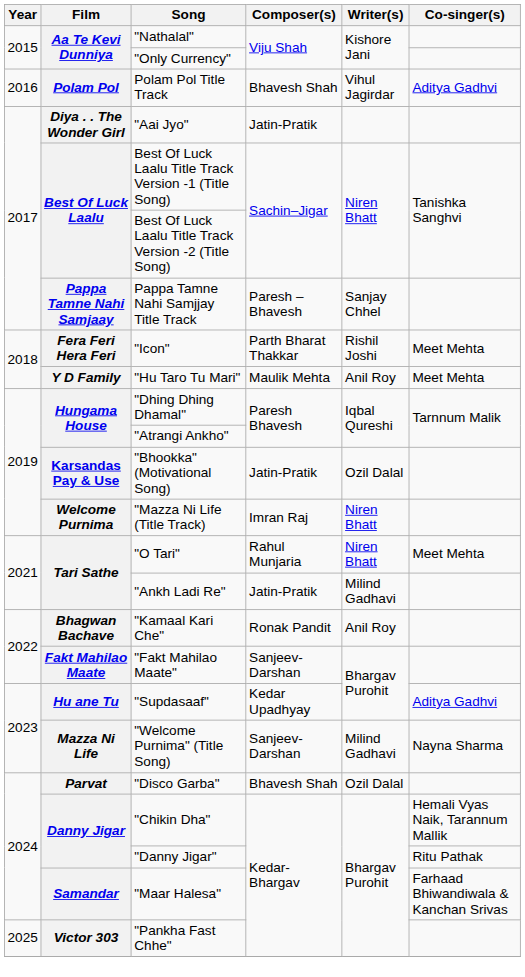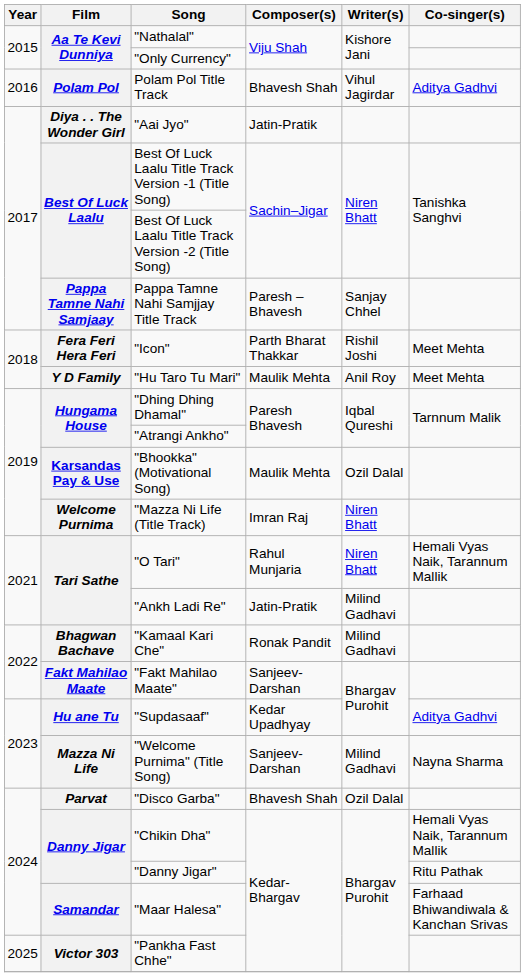(283, 473) Jatin-Pratik -> (290, 473) Maulik Mehta
(448, 554) Meet Mehta -> (460, 562) Hemali Vyas Naik, Tarannum Mallik
(370, 628) Anil Roy -> (370, 643) Milind Gadhavi
